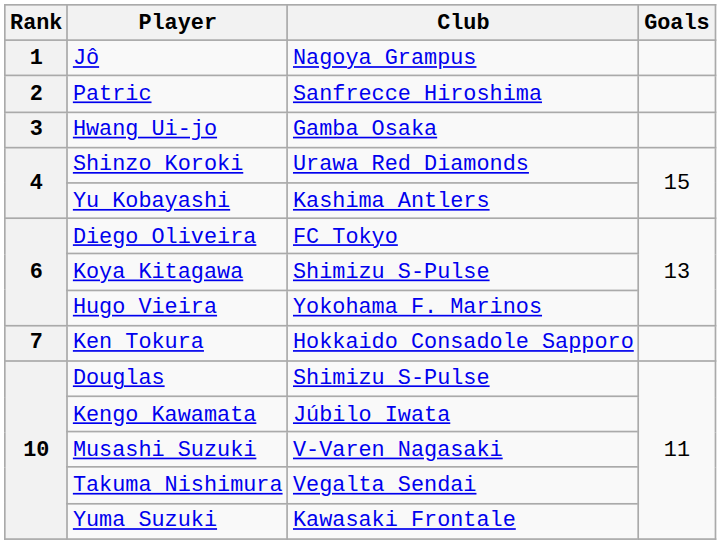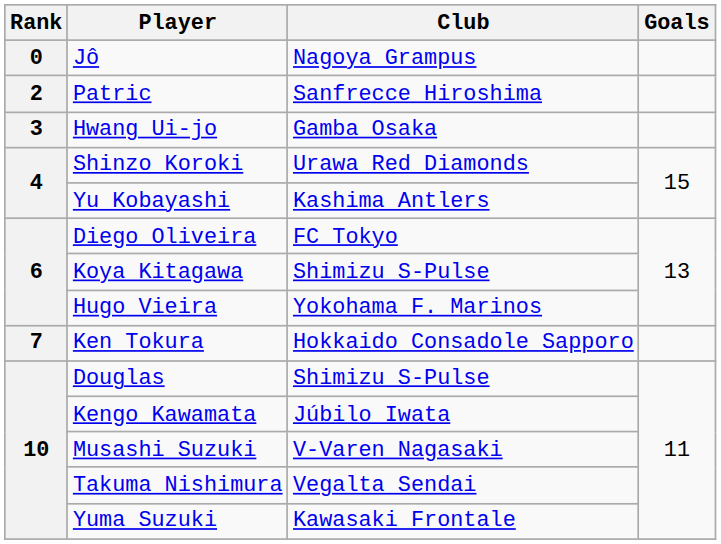(36, 58) 1 -> (36, 58) 0
